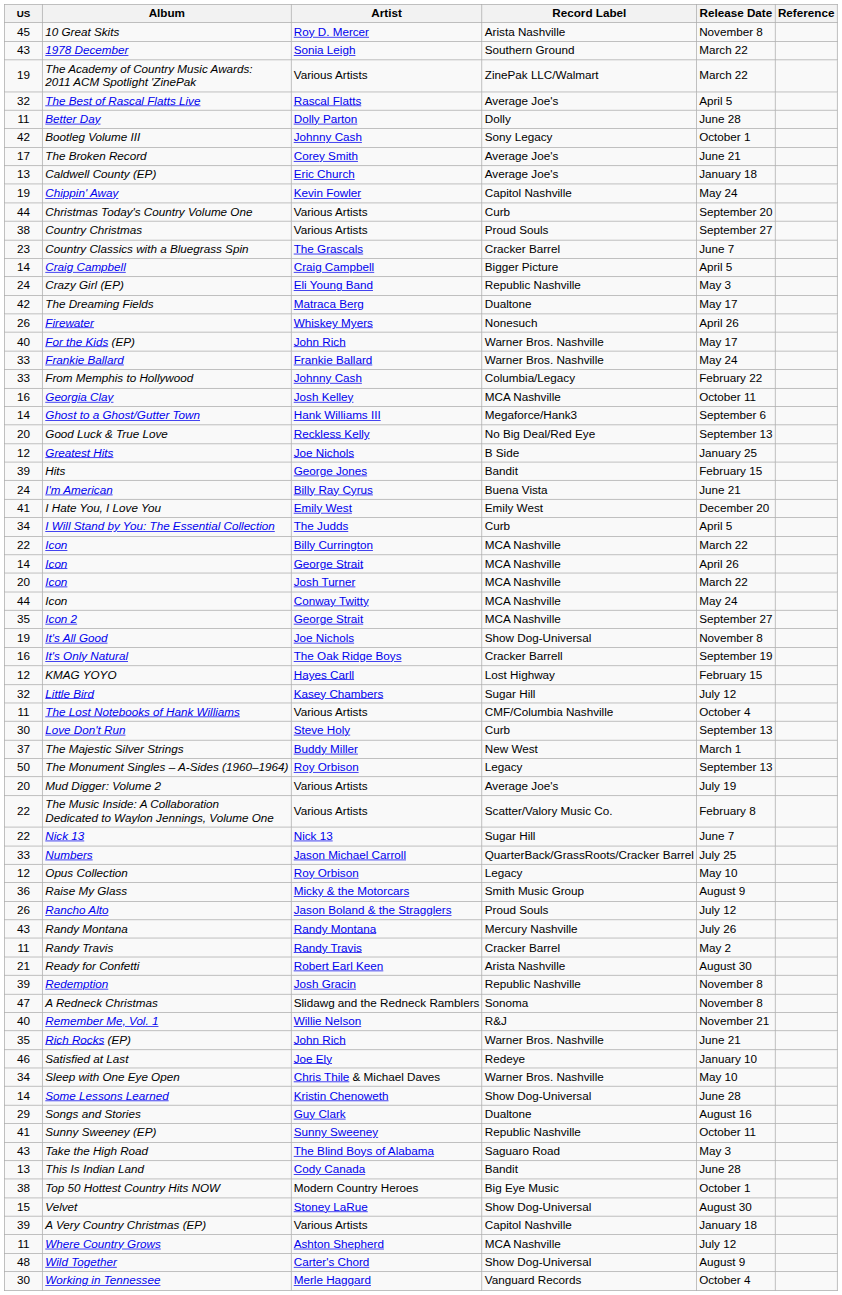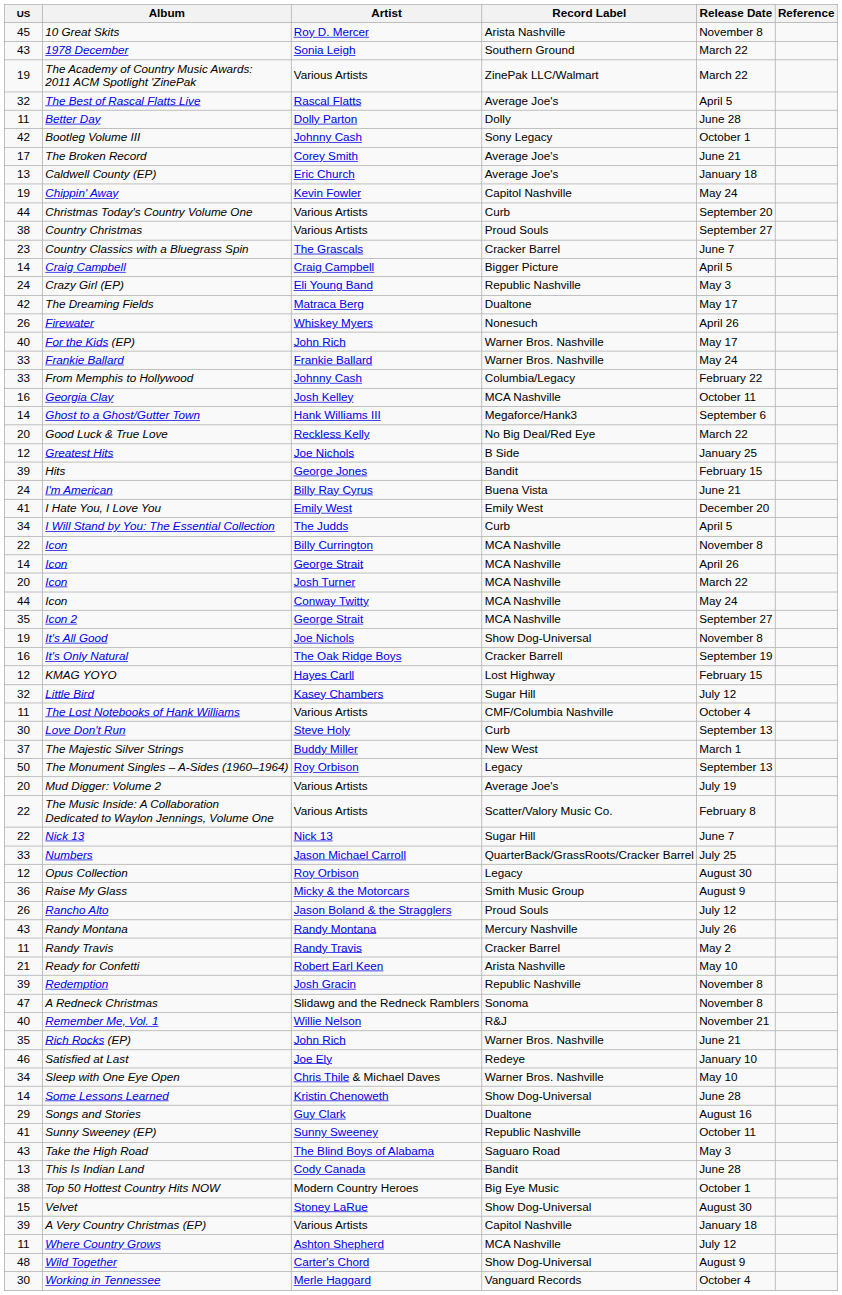(736, 434) September 13 -> (724, 434) March 22
(724, 545) March 22 -> (731, 545) November 8
(718, 873) May 10 -> (725, 873) August 30
(725, 966) August 30 -> (718, 966) May 10
